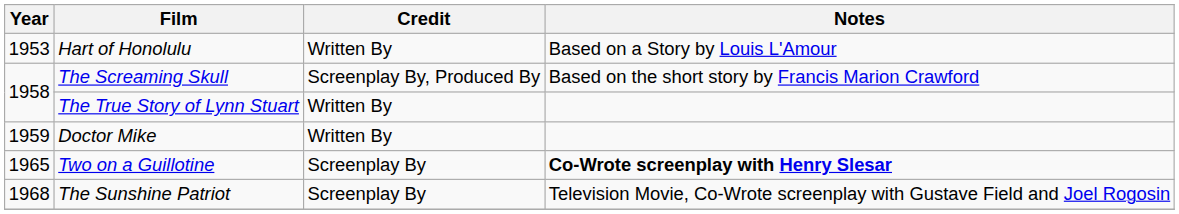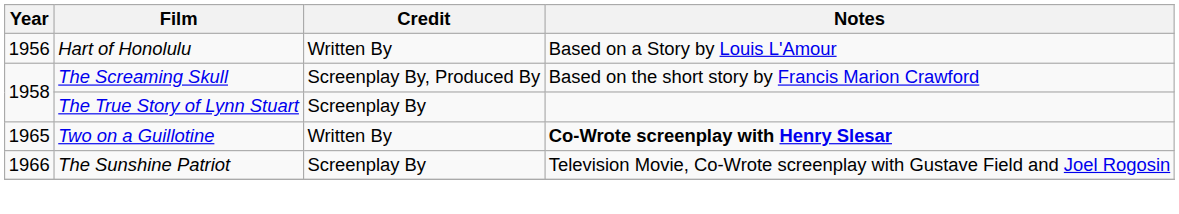(29, 48) 1953 -> (29, 48) 1956
(350, 106) Written By -> (367, 106) Screenplay By
- row: (107, 135)
(367, 164) Screenplay By -> (350, 135) Written By
(29, 194) 1968 -> (29, 164) 1966
